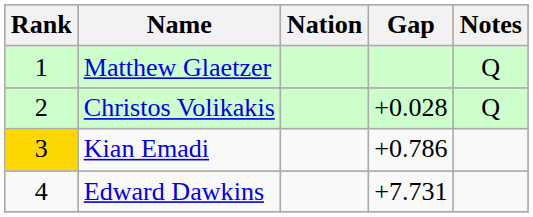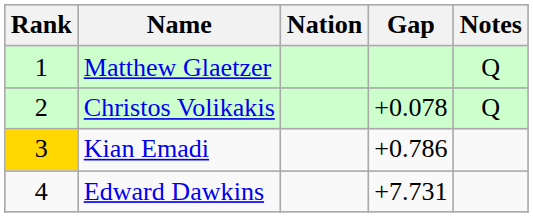(411, 107) +0.028 -> (411, 107) +0.078
